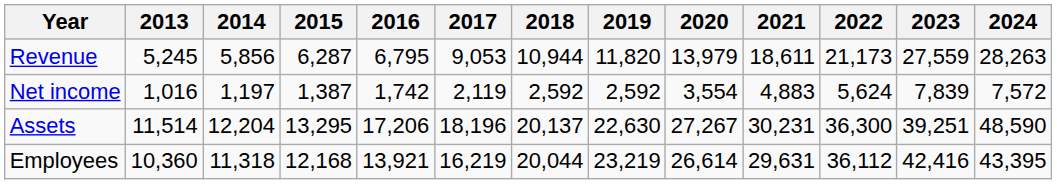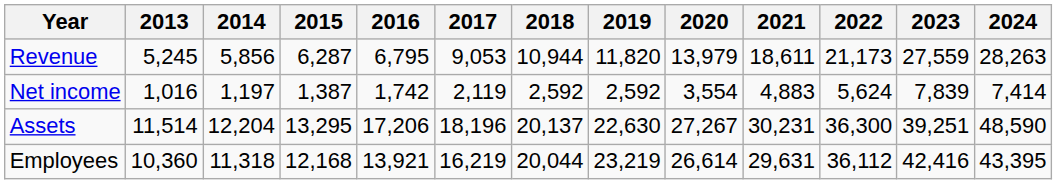(1019, 91) 7,572 -> (1019, 91) 7,414
